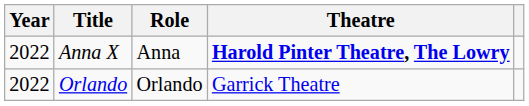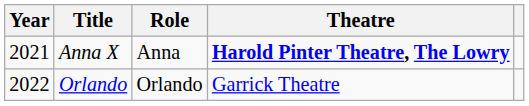(29, 52) 2022 -> (29, 52) 2021
